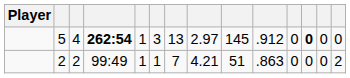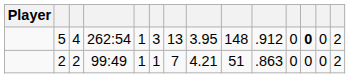(109, 38) bold -> (109, 38) normal
(204, 38) 2.97 -> (204, 38) 3.95
(237, 38) 145 -> (236, 38) 148
(338, 38) 0 -> (338, 38) 2
